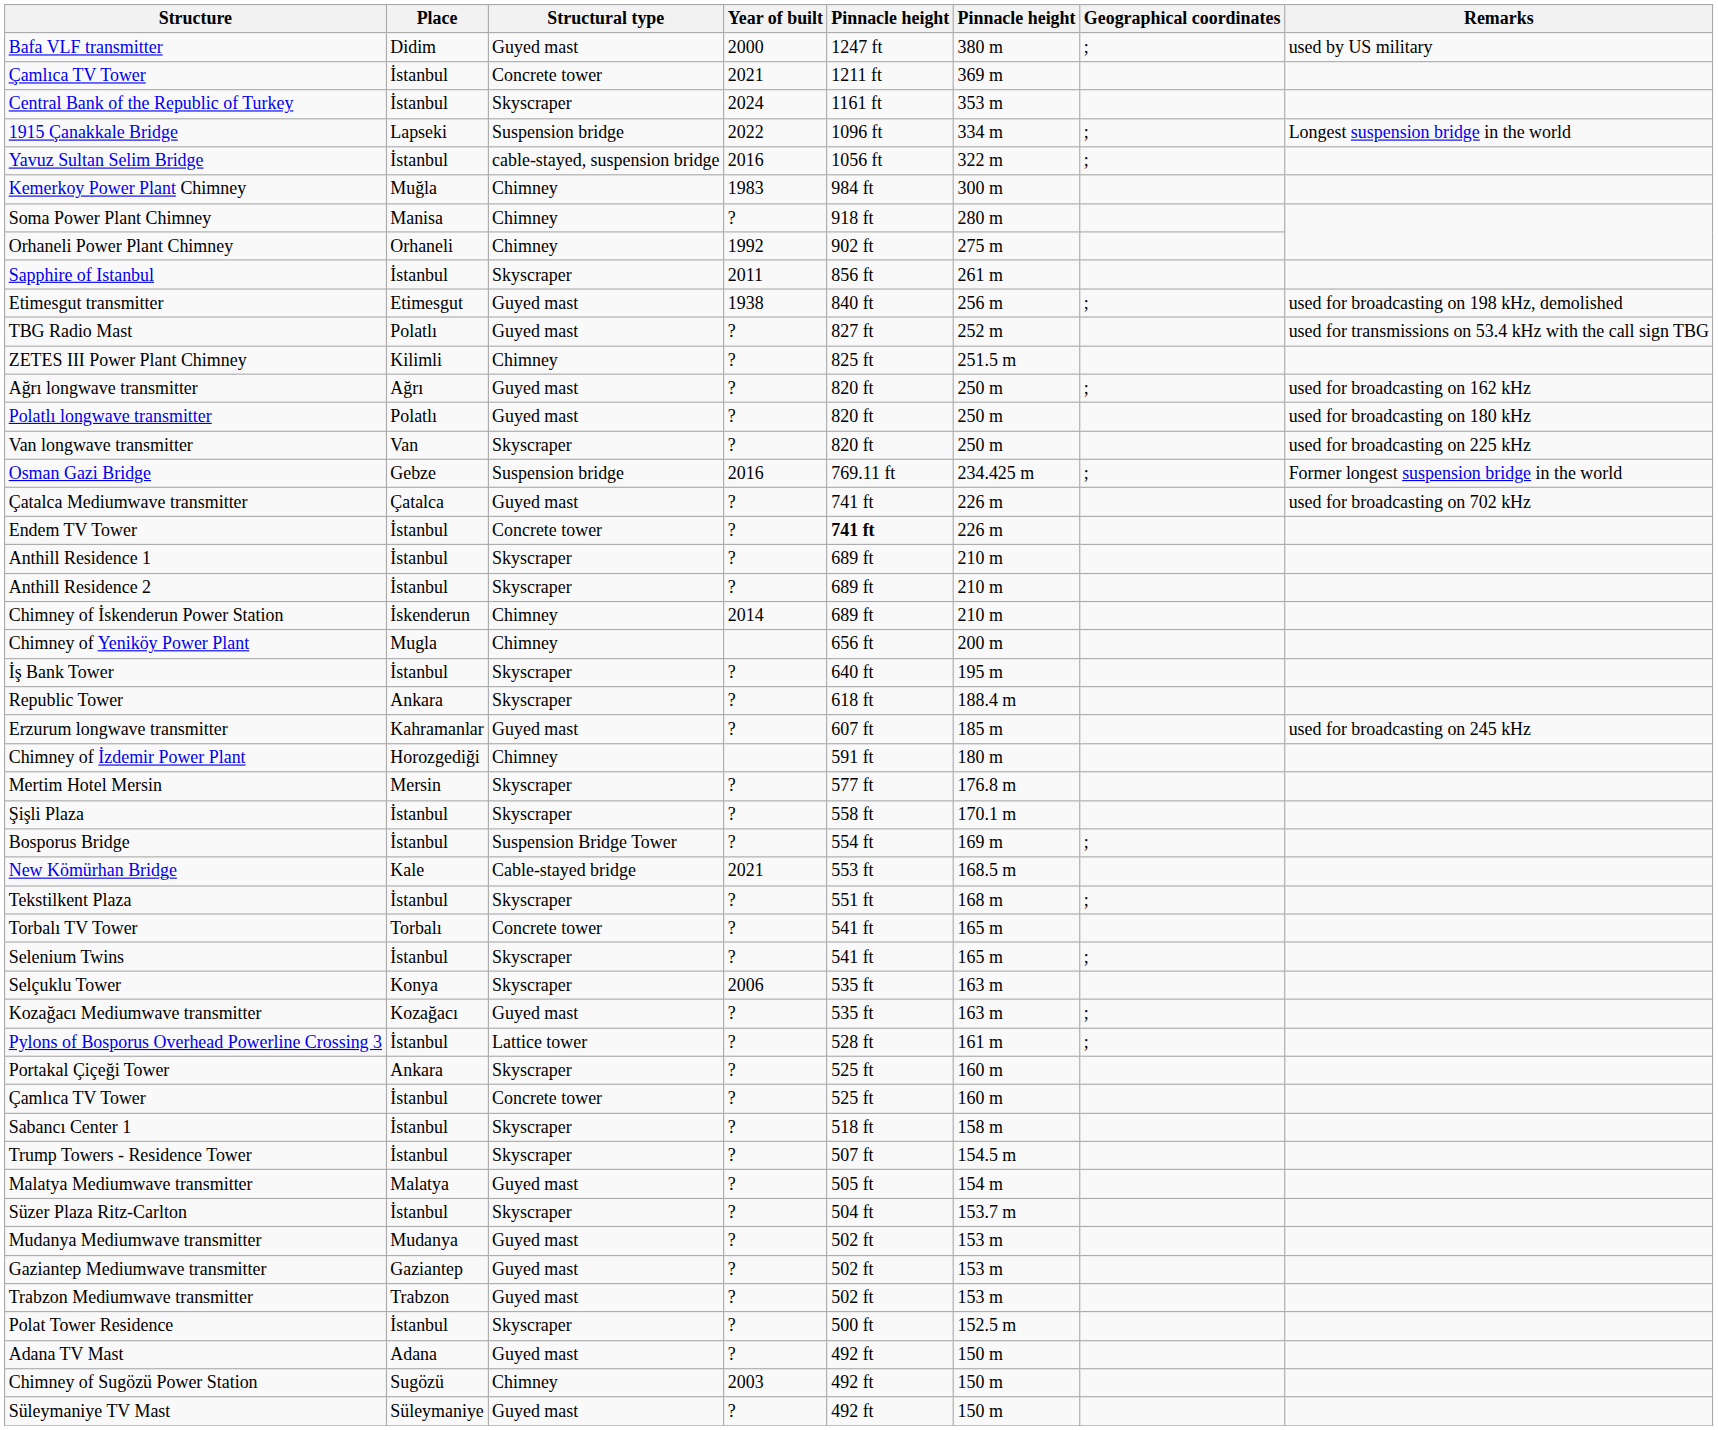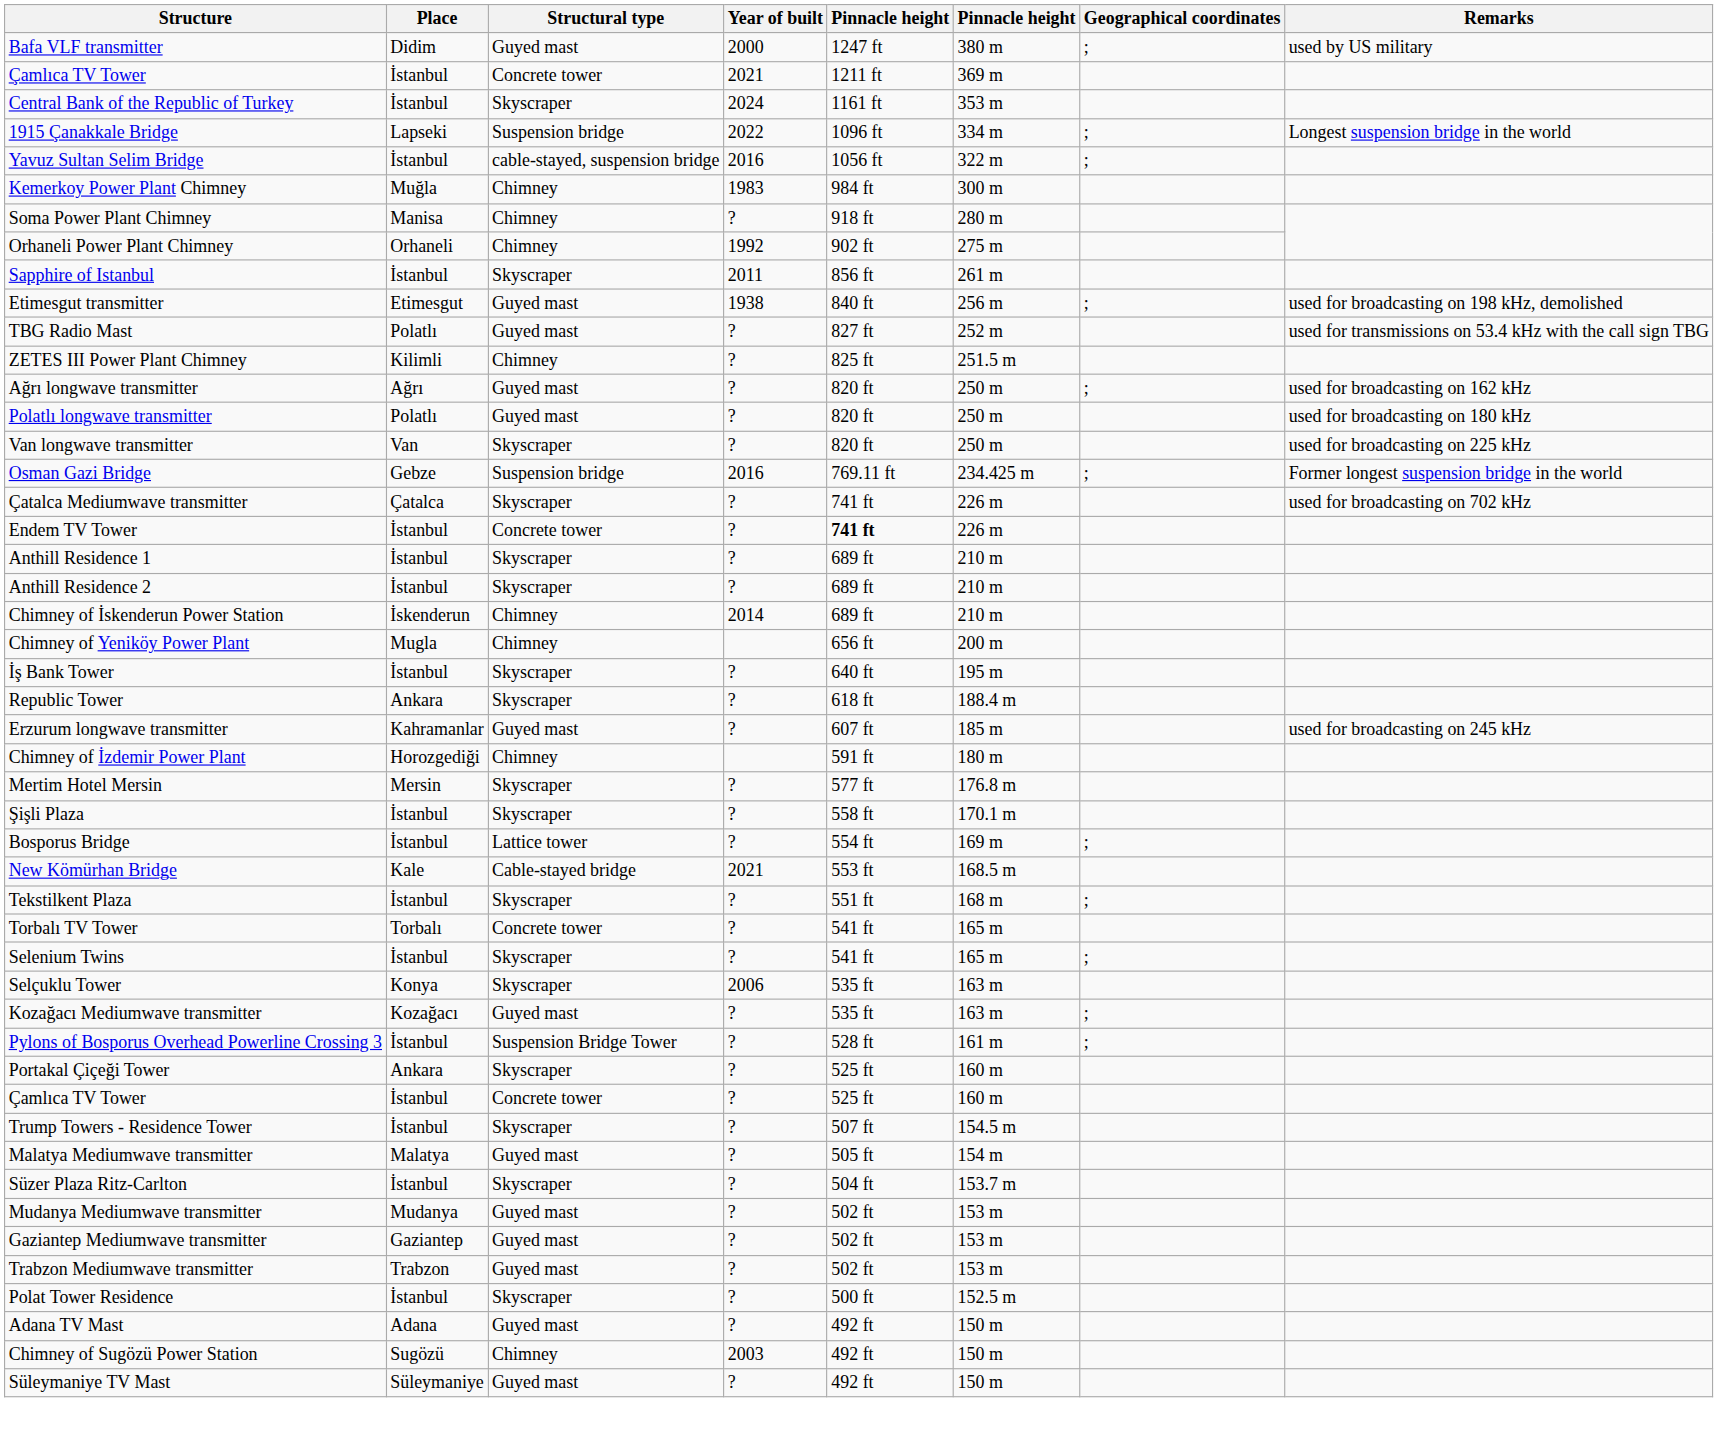(535, 501) Guyed mast -> (532, 501) Skyscraper
(584, 842) Suspension Bridge Tower -> (540, 842) Lattice tower
(540, 1041) Lattice tower -> (584, 1041) Suspension Bridge Tower
- row: (70, 1127)
